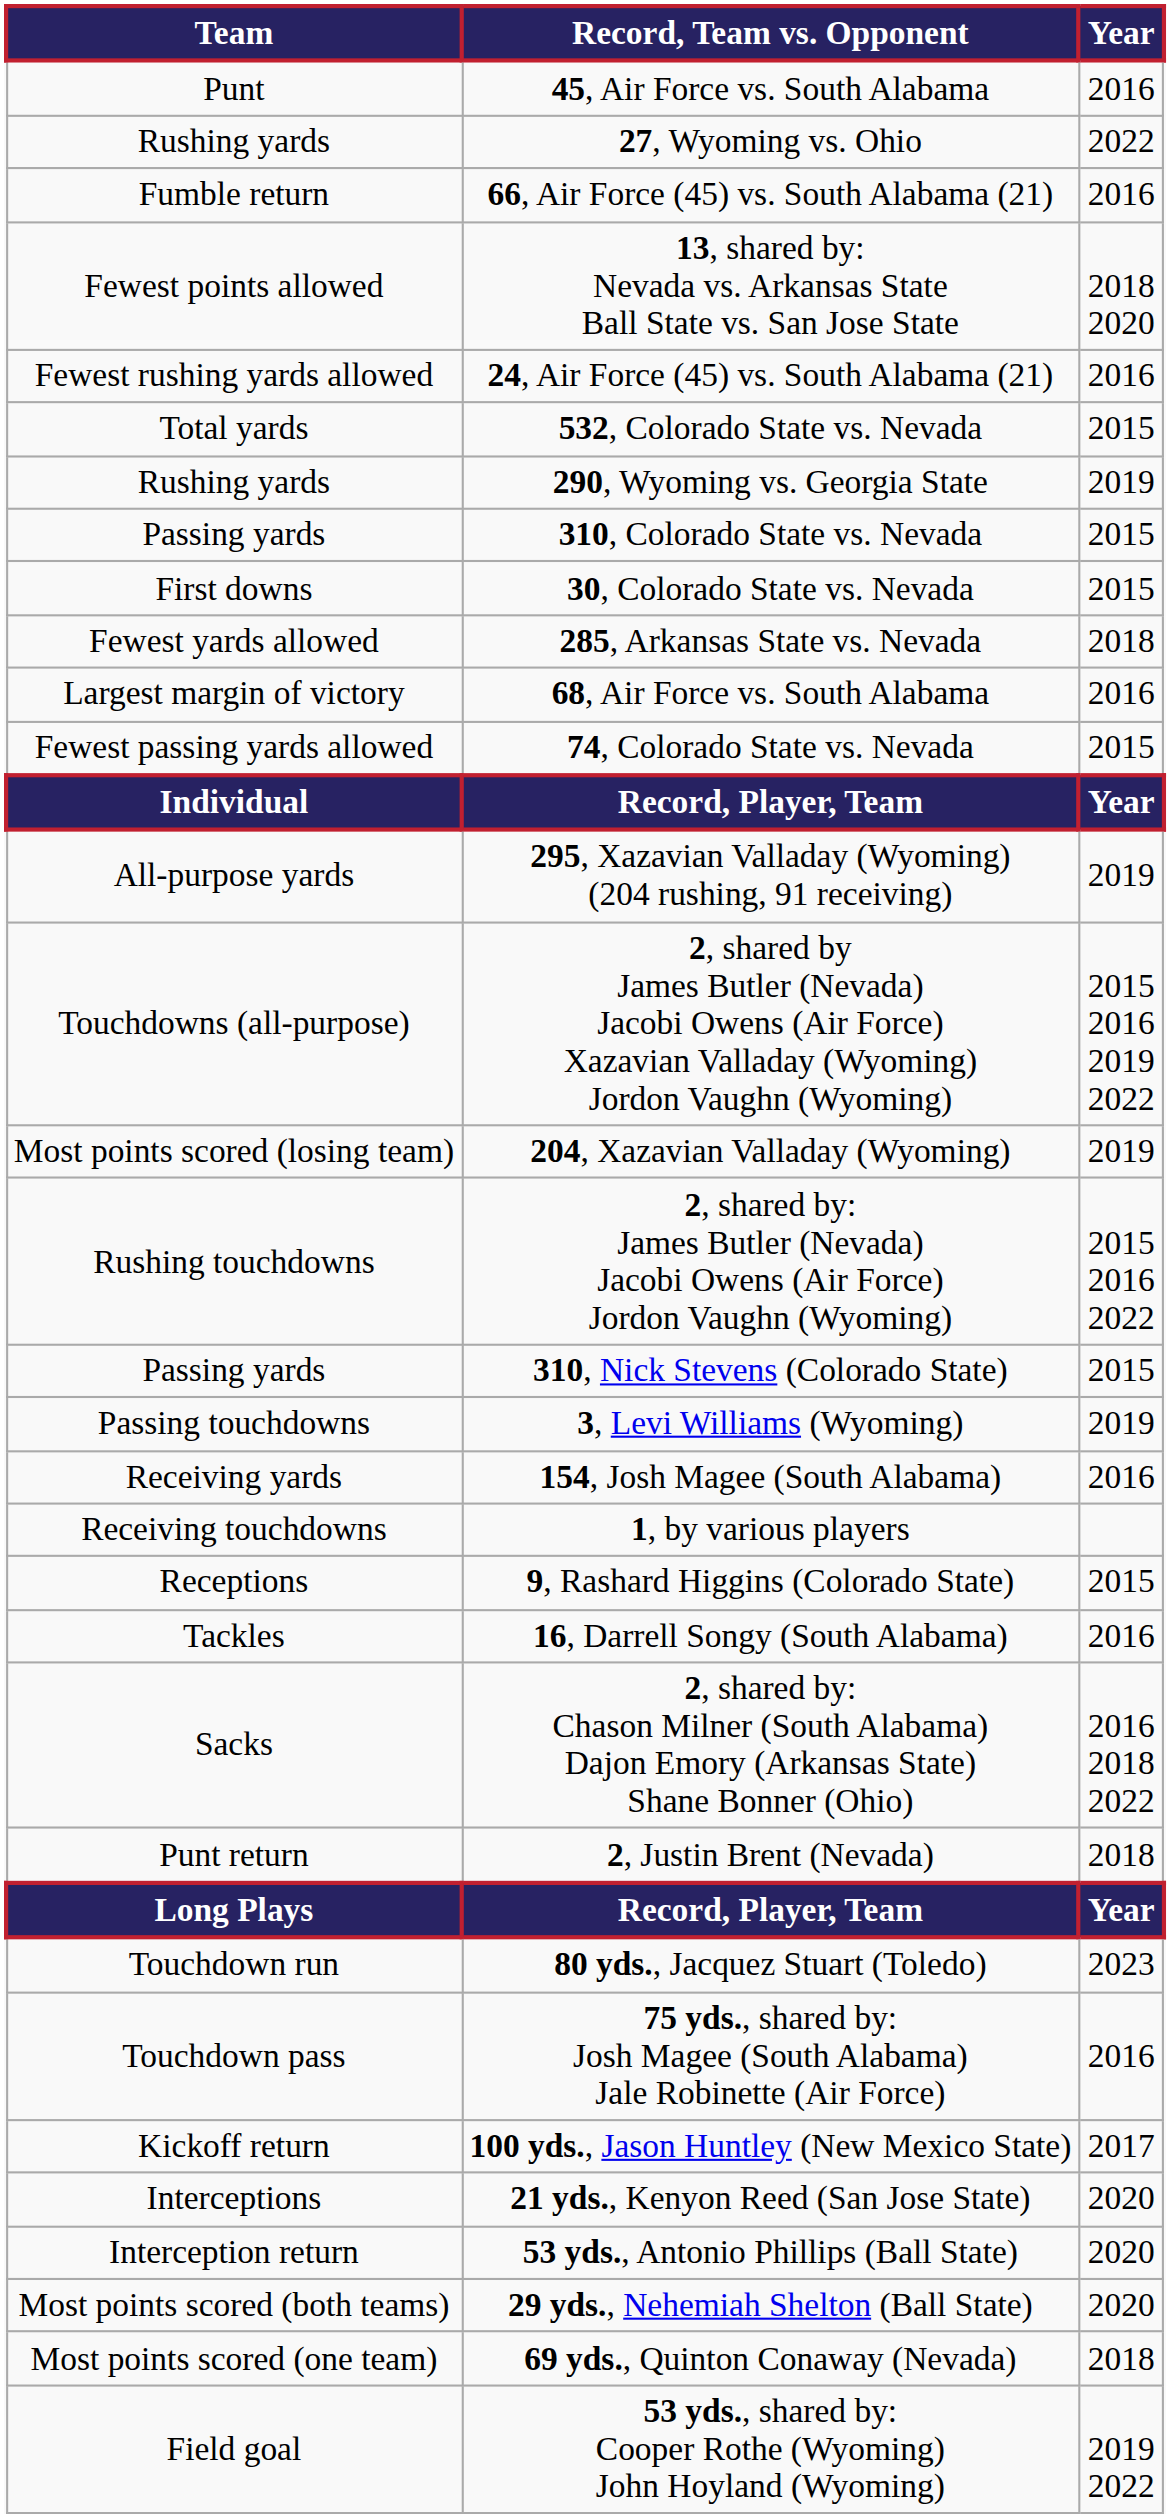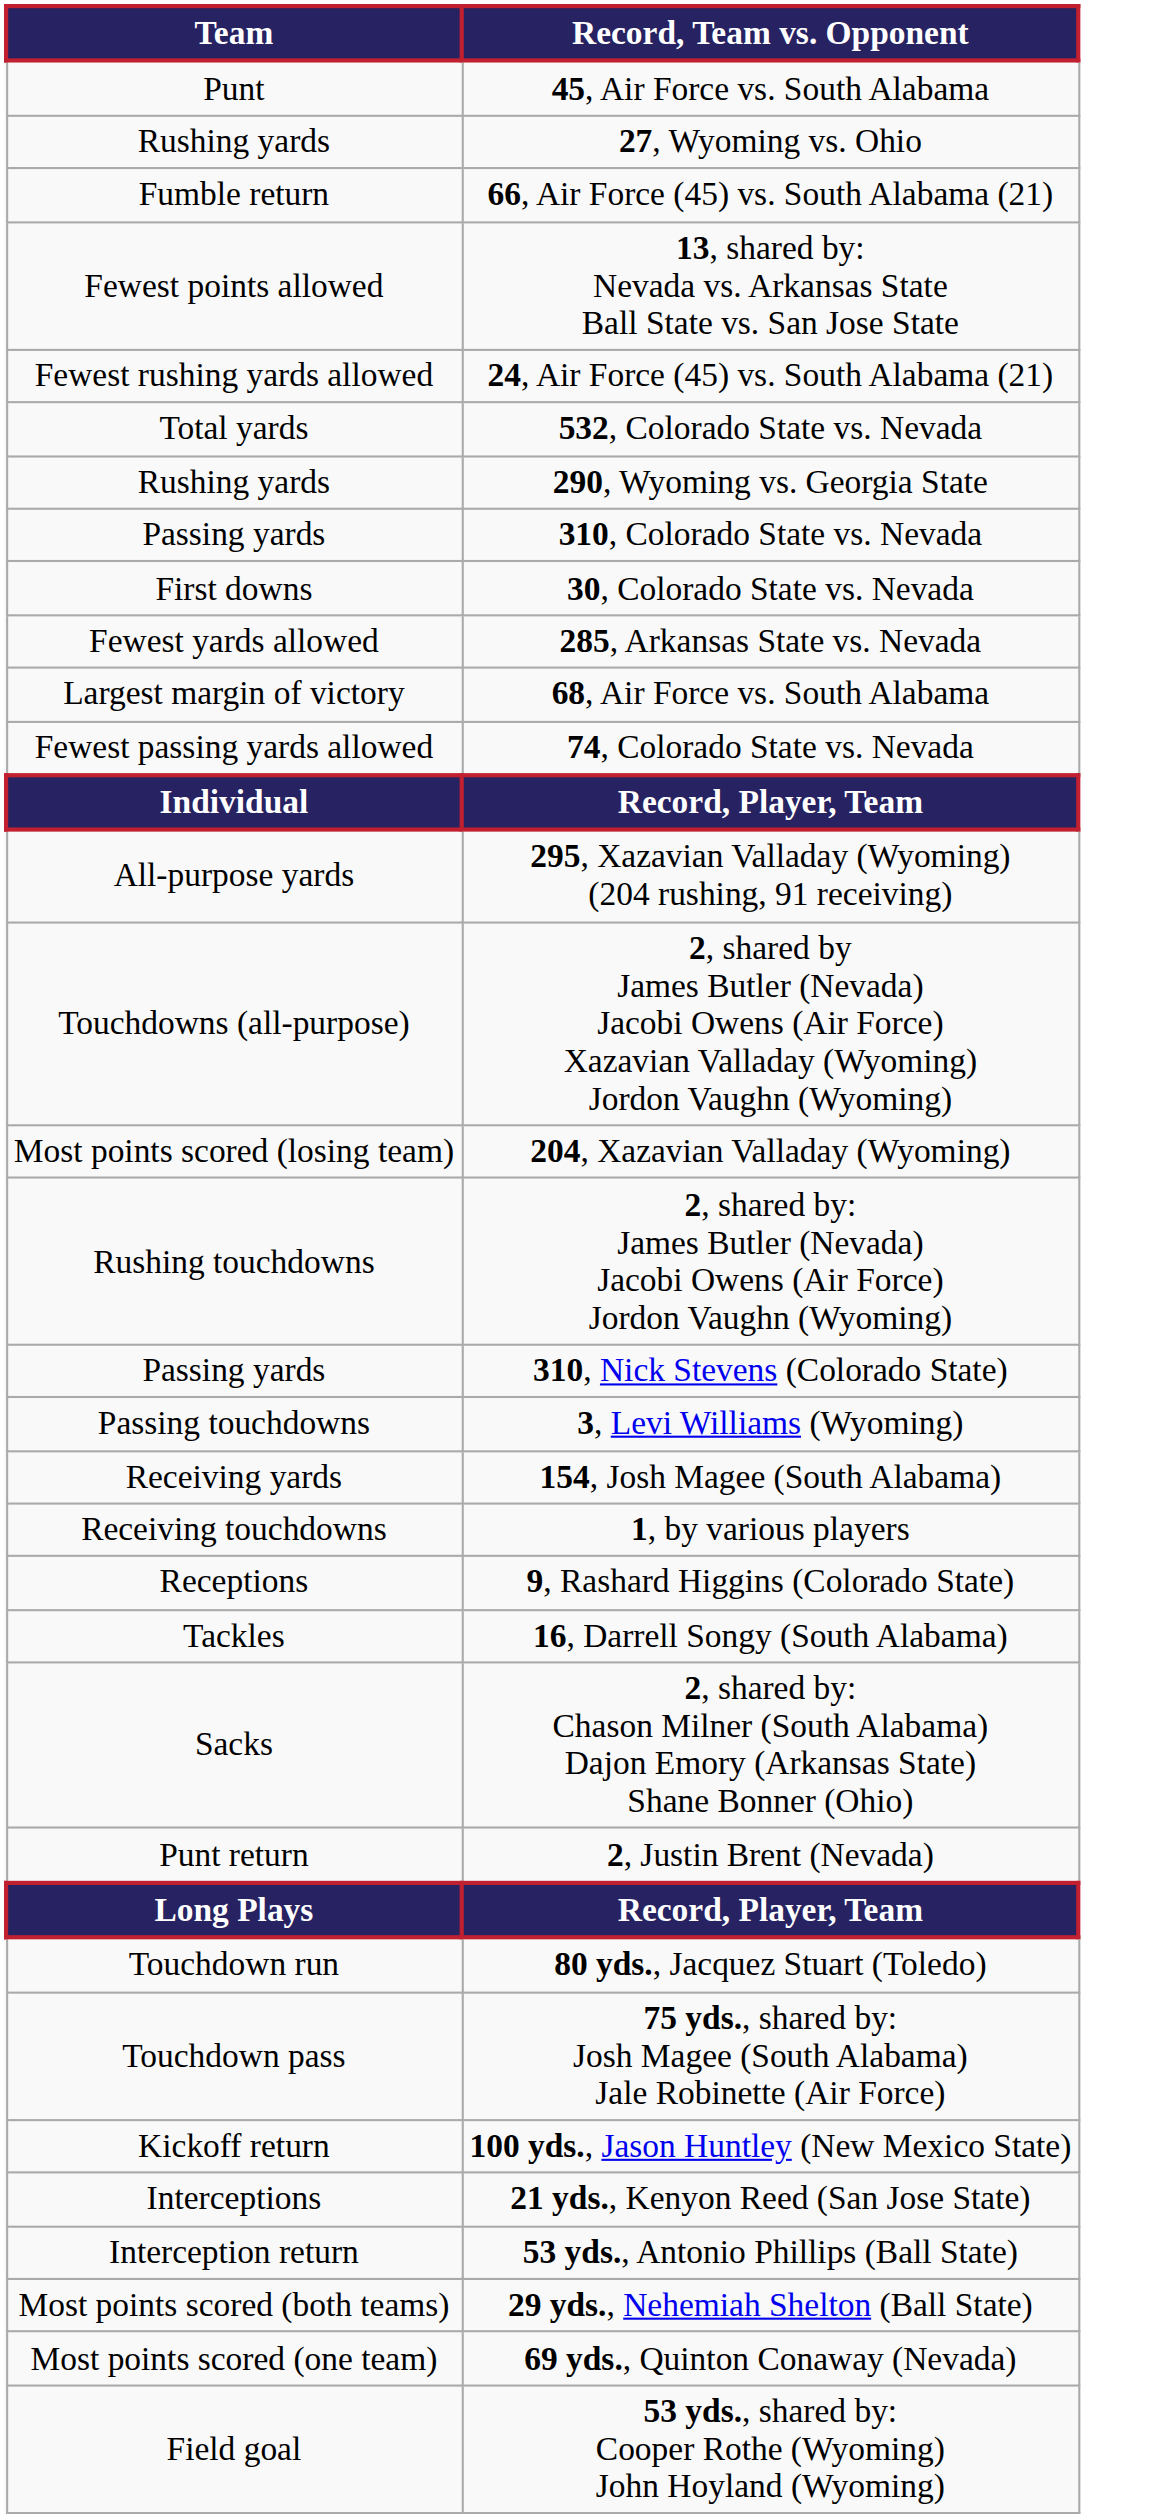- column: (1121, 33)
